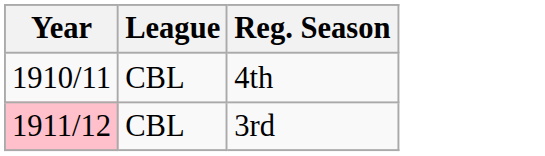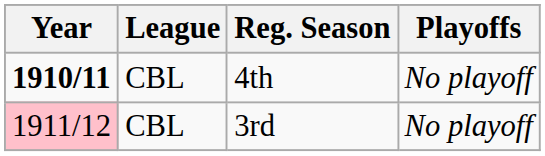+ column: (469, 28)
(62, 77) normal -> (61, 77) bold
